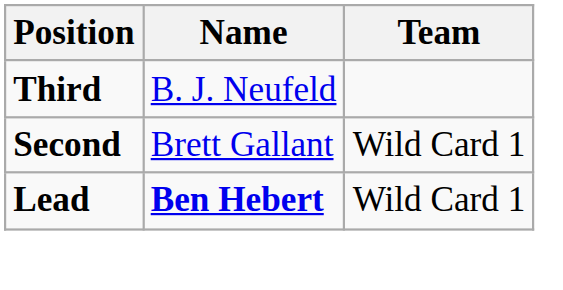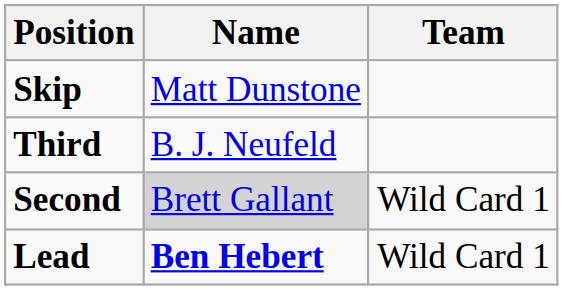+ row: (47, 88)
(242, 144) no background -> (242, 199) lightgrey background
